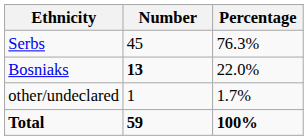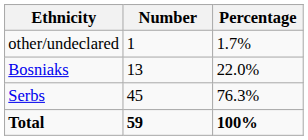rows swapped: (27, 43) <-> (64, 95)
(135, 69) bold -> (135, 69) normal
